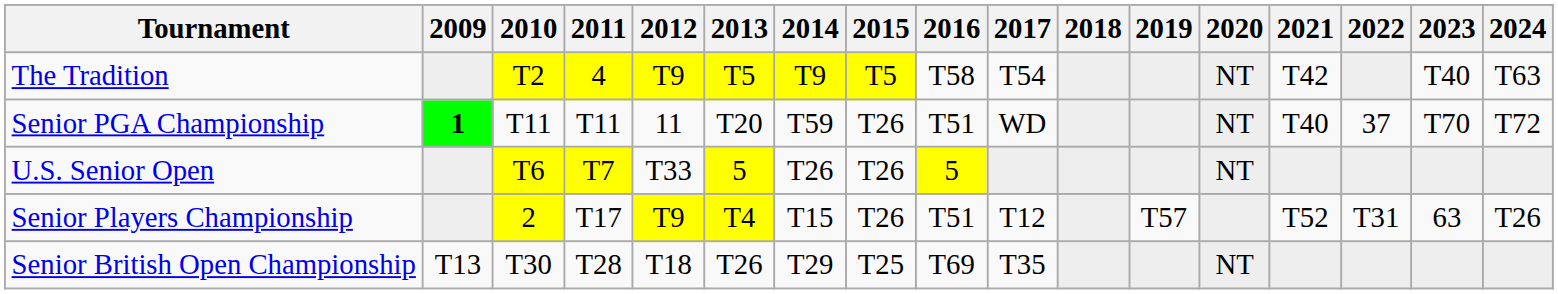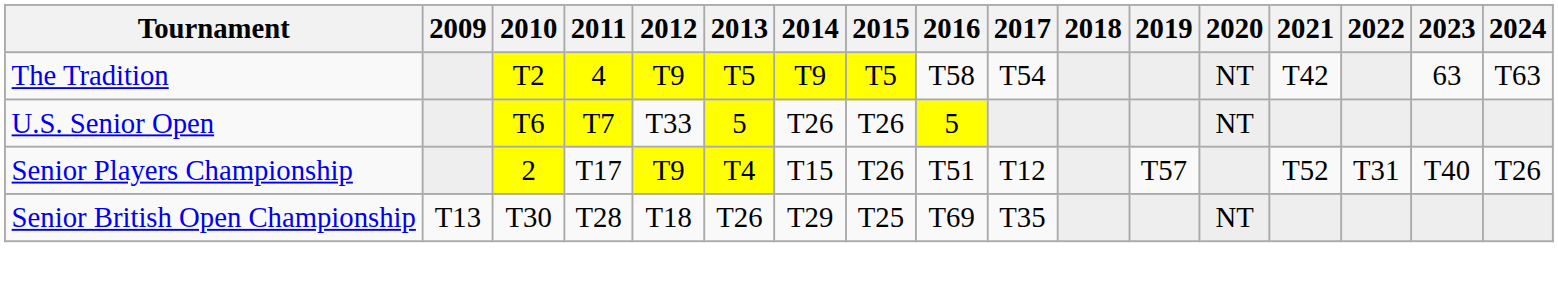(1447, 75) T40 -> (1447, 75) 63
- row: (168, 123)
(1447, 217) 63 -> (1447, 170) T40
